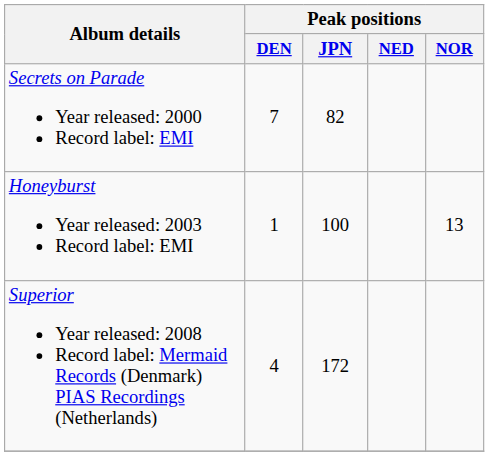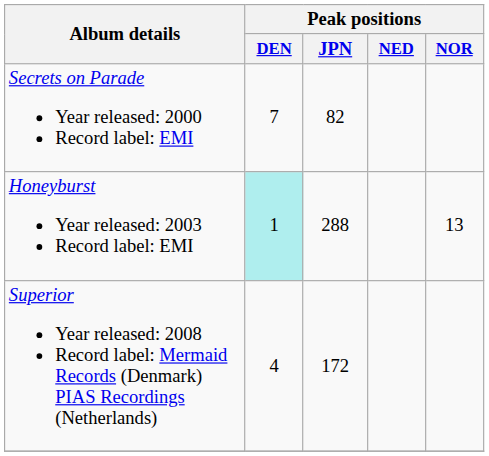(274, 225) no background -> (274, 225) paleturquoise background
(335, 225) 100 -> (335, 225) 288
